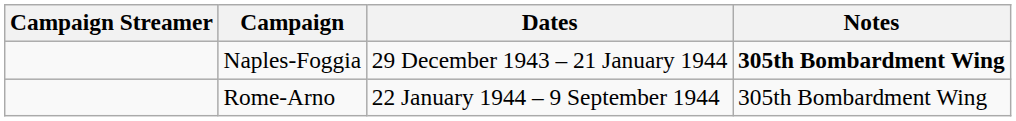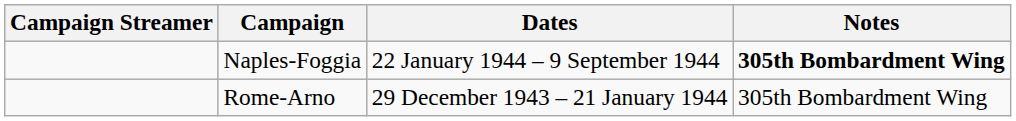(550, 60) 29 December 1943 – 21 January 1944 -> (546, 60) 22 January 1944 – 9 September 1944
(546, 97) 22 January 1944 – 9 September 1944 -> (550, 97) 29 December 1943 – 21 January 1944
